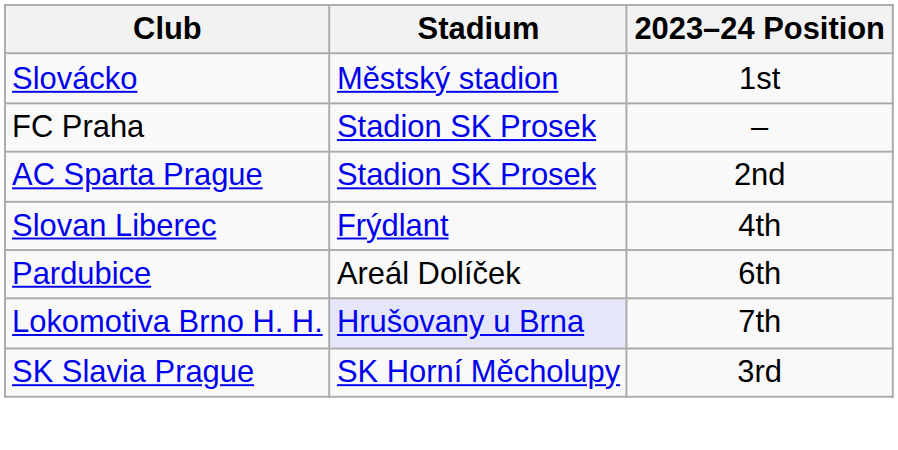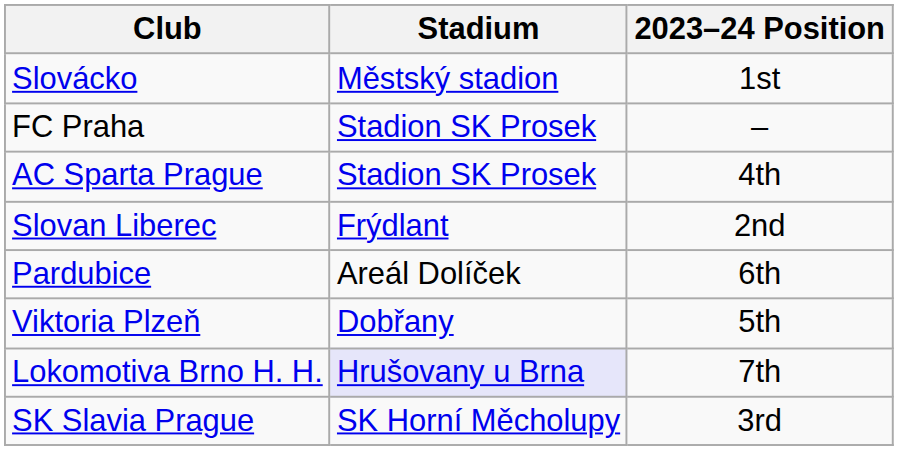(760, 175) 2nd -> (760, 175) 4th
(760, 224) 4th -> (760, 224) 2nd
+ row: (106, 322)
